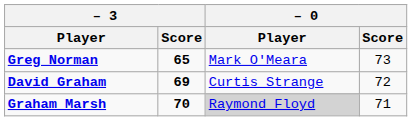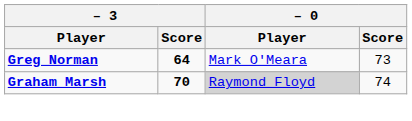(182, 60) 65 -> (182, 60) 64
- row: (57, 82)
(383, 105) 71 -> (383, 82) 74
